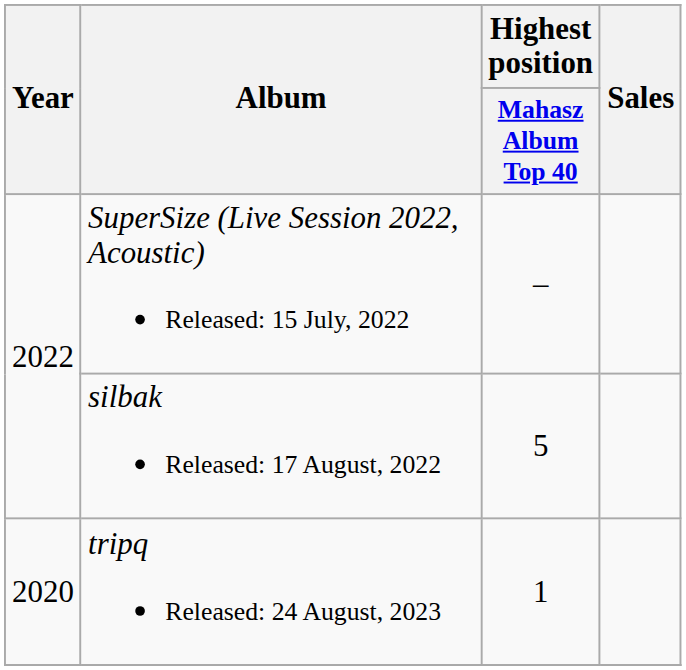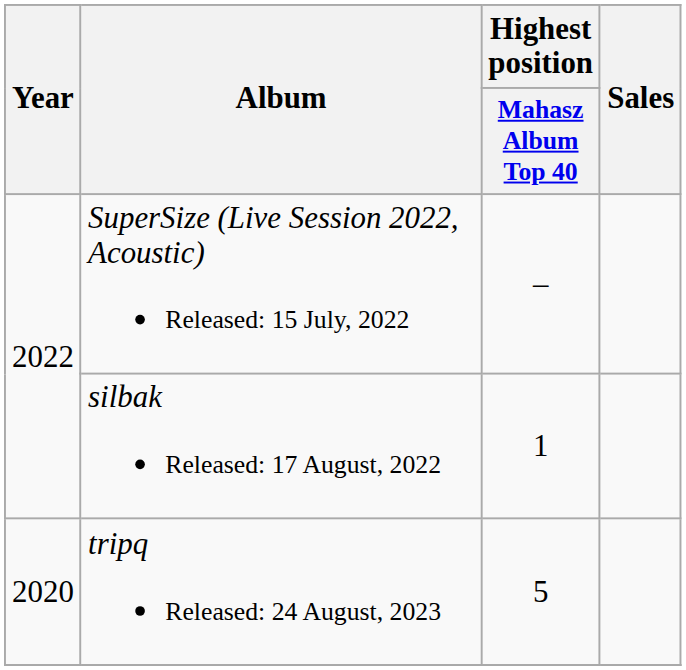(541, 445) 5 -> (541, 445) 1
(541, 591) 1 -> (541, 591) 5
